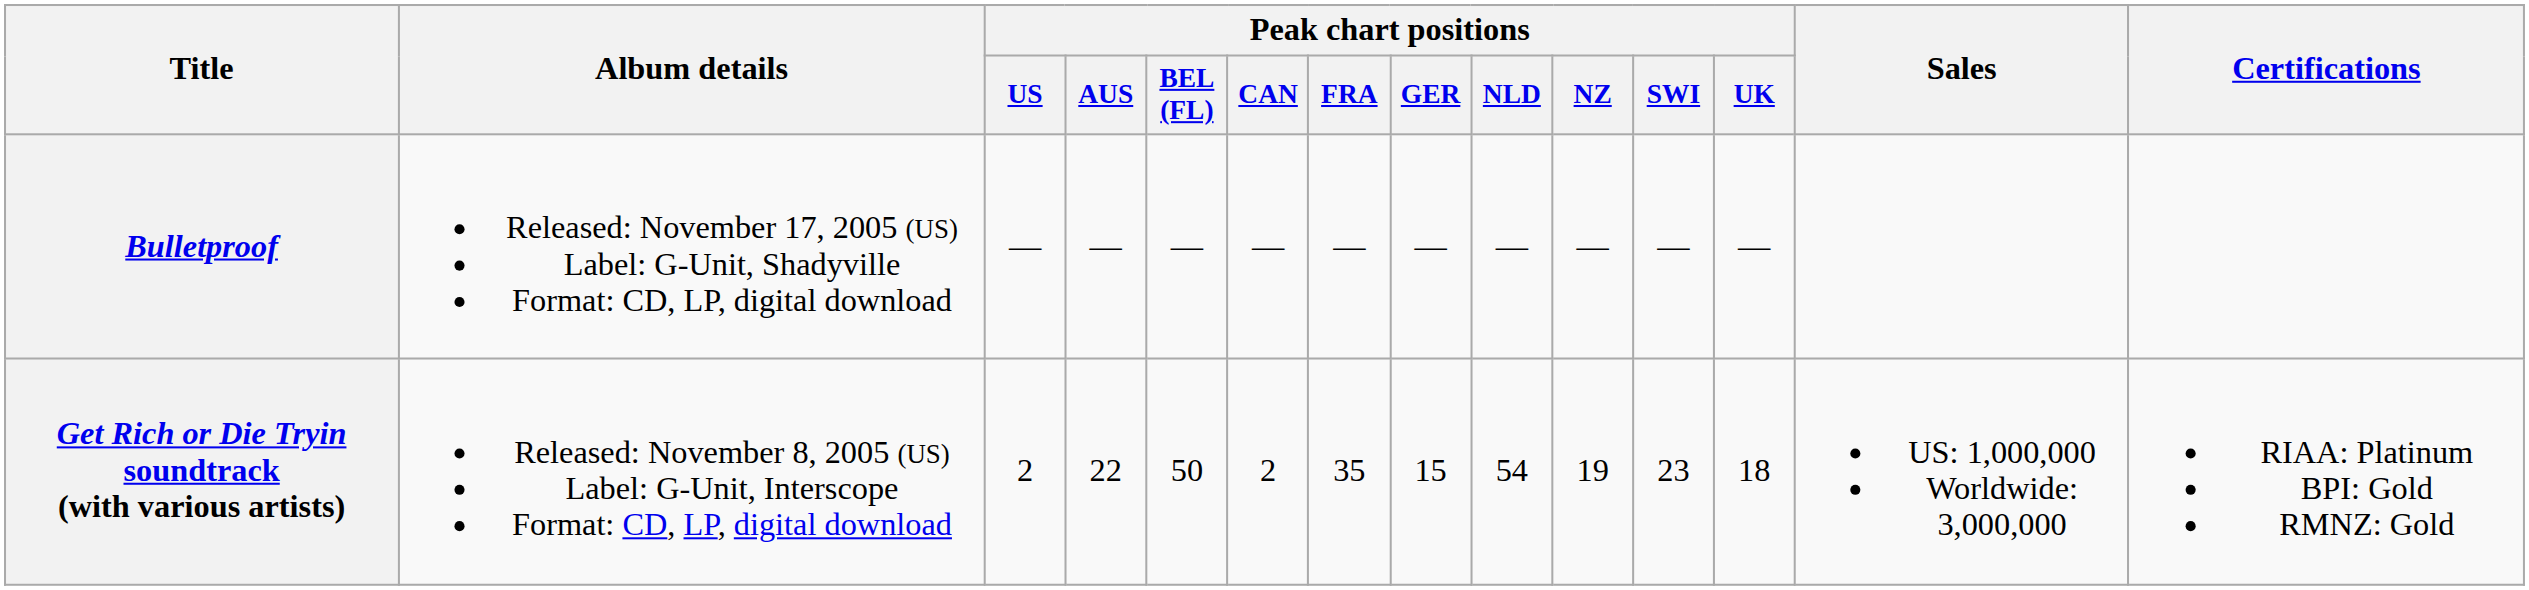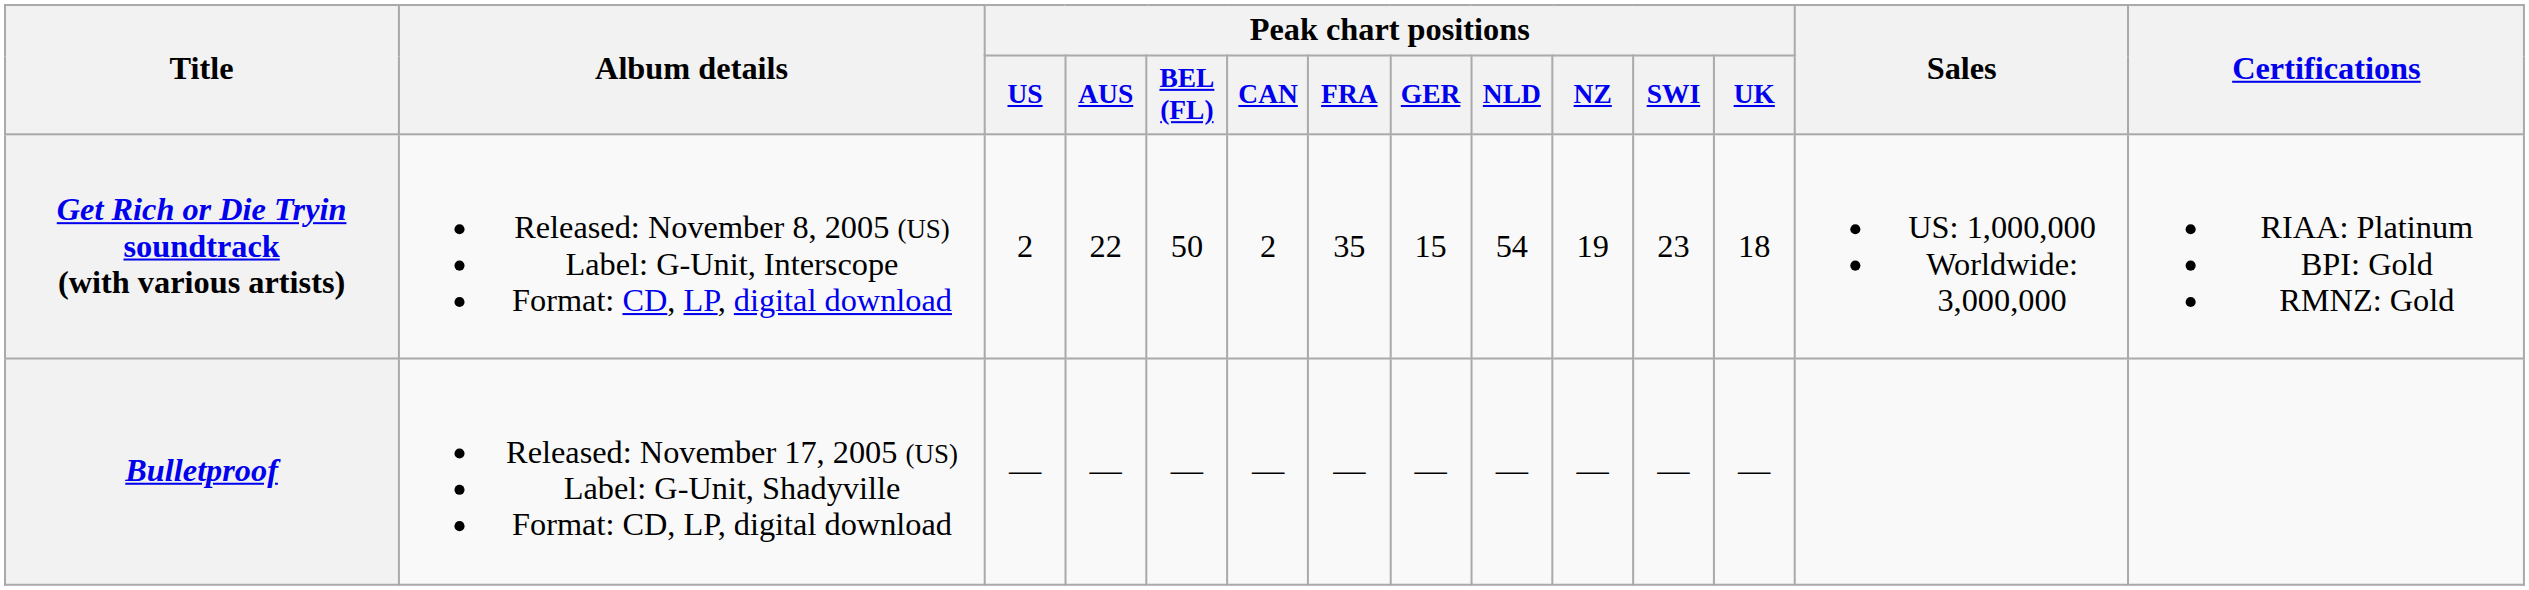rows swapped: (202, 470) <-> (202, 245)
